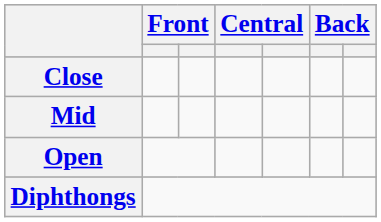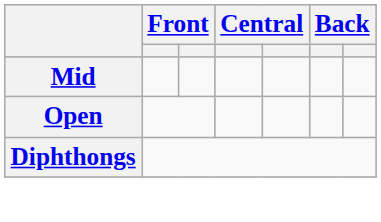- row: (73, 76)
